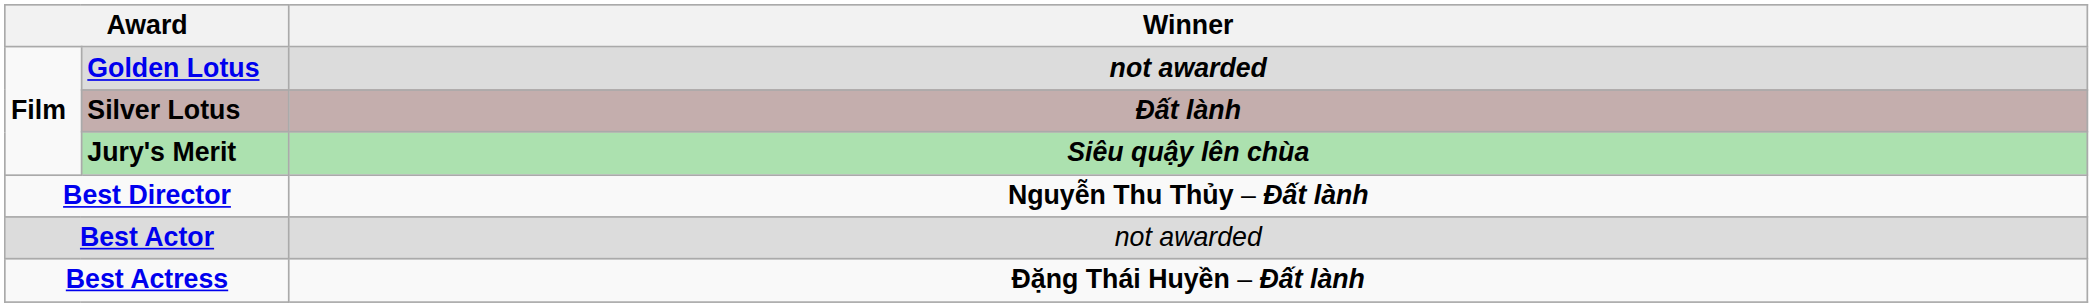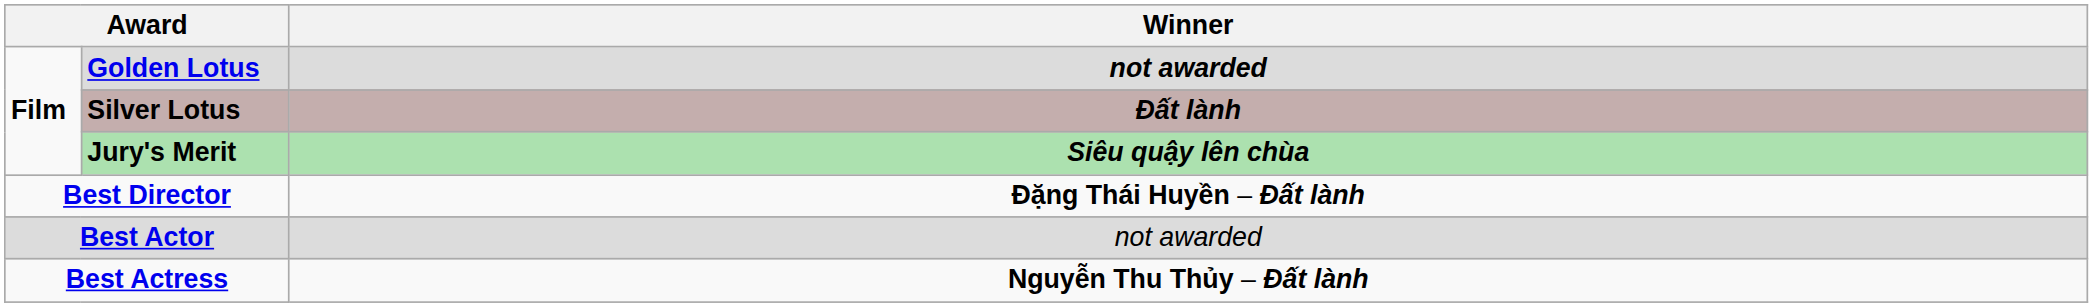(1188, 195) Nguyễn Thu Thủy – Đất lành -> (1188, 195) Đặng Thái Huyền – Đất lành
(1188, 279) Đặng Thái Huyền – Đất lành -> (1188, 279) Nguyễn Thu Thủy – Đất lành
